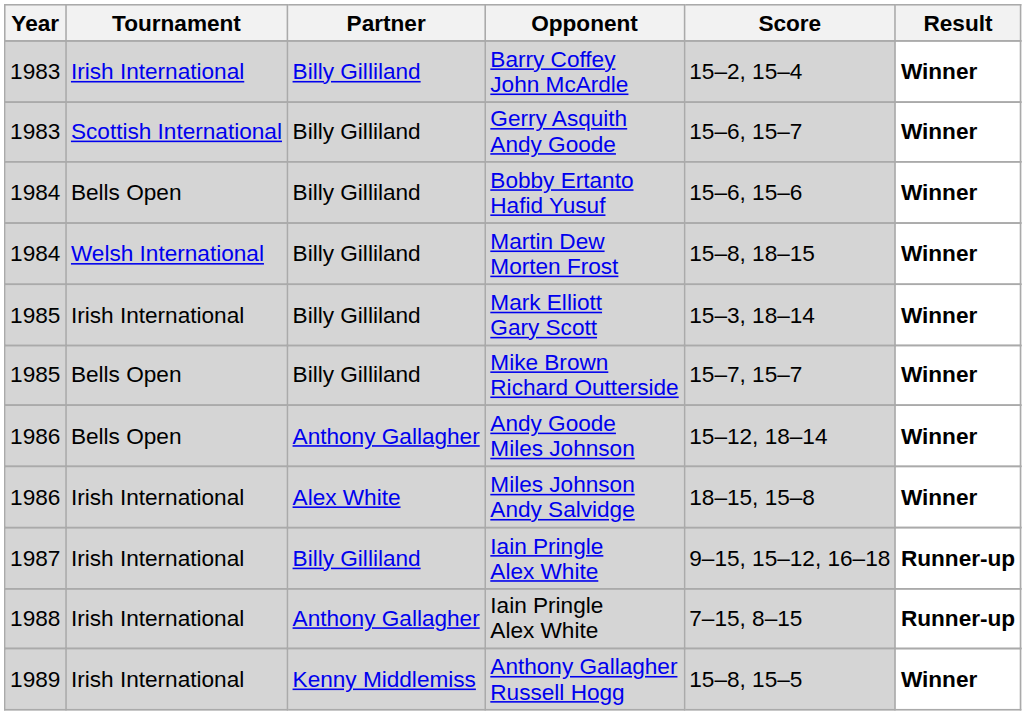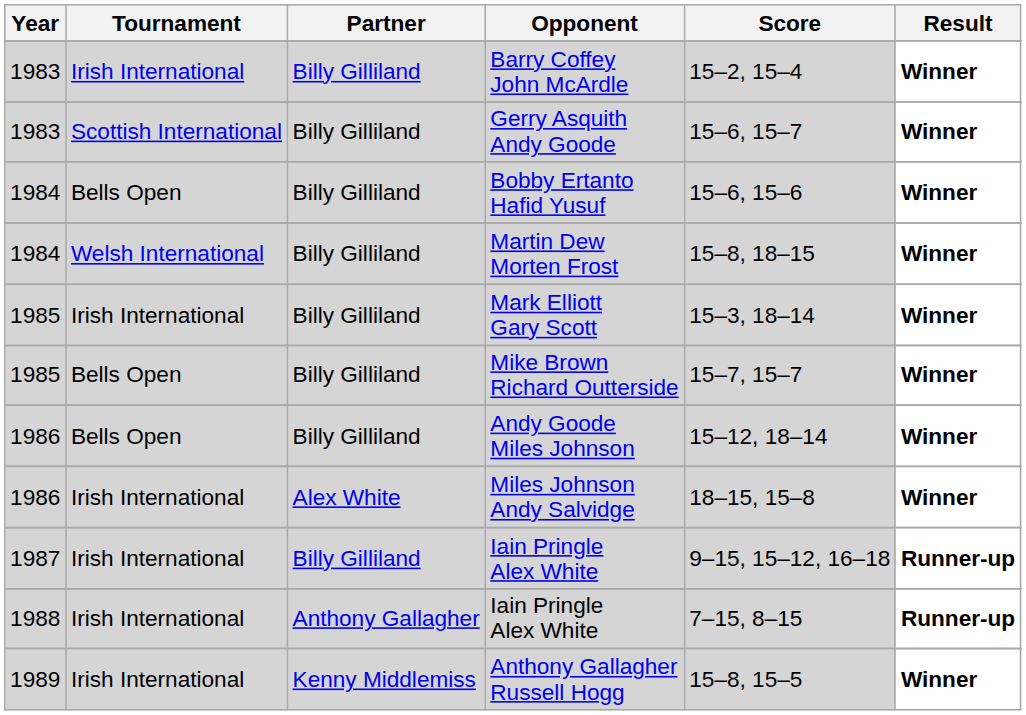(386, 436) Anthony Gallagher -> (357, 436) Billy Gilliland
